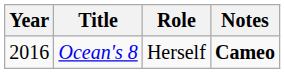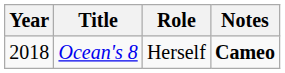(29, 52) 2016 -> (29, 52) 2018
